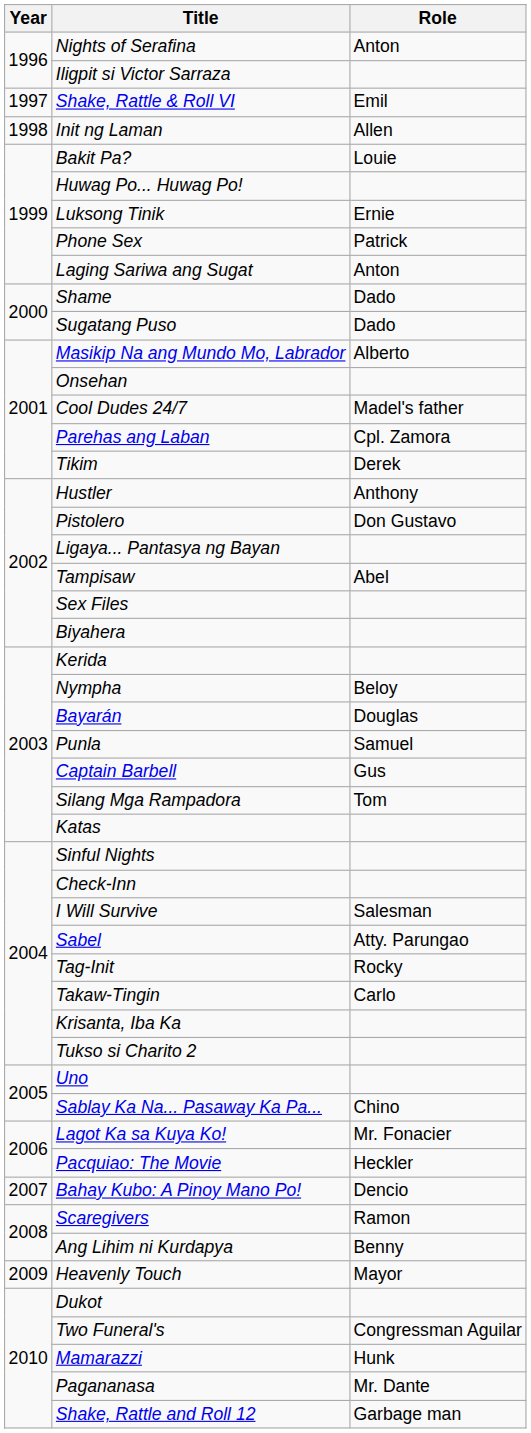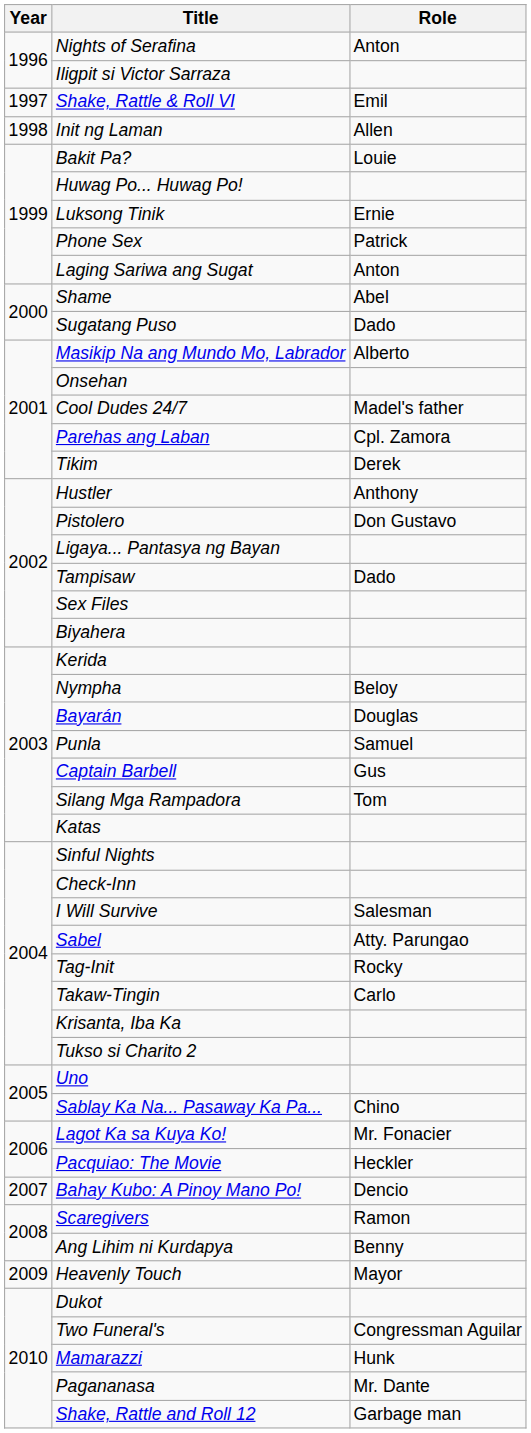(375, 297) Dado -> (371, 297) Abel
(371, 576) Abel -> (375, 576) Dado
